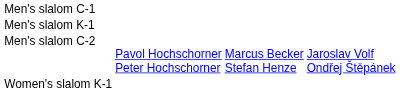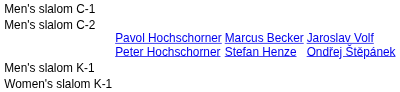rows swapped: (50, 41) <-> (49, 25)
